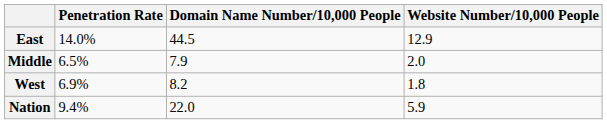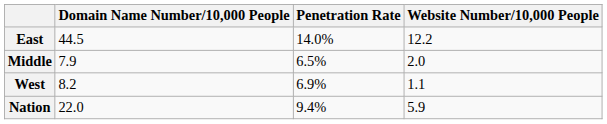columns swapped: (111, 15) <-> (285, 15)
(420, 38) 12.9 -> (420, 38) 12.2
(416, 84) 1.8 -> (416, 84) 1.1
